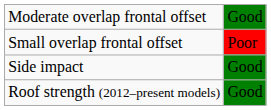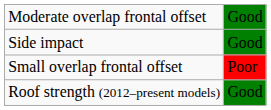rows swapped: (95, 42) <-> (46, 67)
